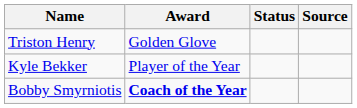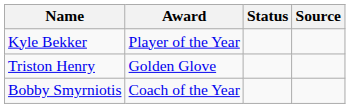rows swapped: (47, 66) <-> (52, 41)
(188, 90) bold -> (184, 90) normal
